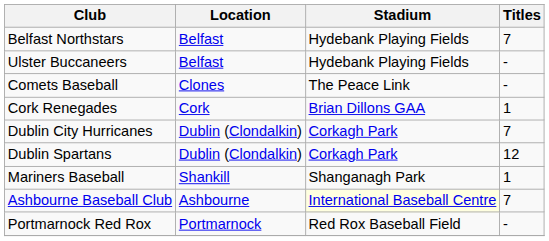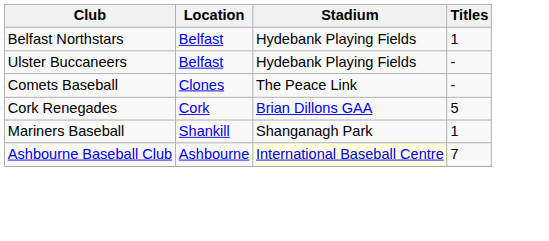(507, 39) 7 -> (455, 39) 1
(507, 108) 1 -> (455, 108) 5
- row: (80, 131)
- row: (60, 154)
- row: (79, 223)
